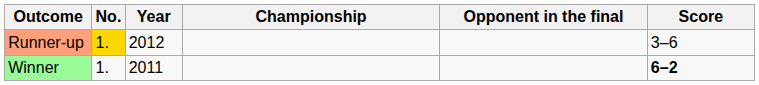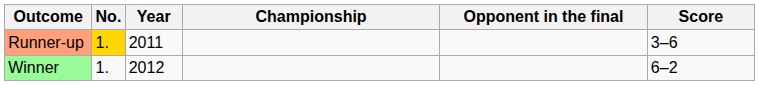(147, 42) 2012 -> (146, 42) 2011
(146, 67) 2011 -> (147, 67) 2012
(664, 67) bold -> (664, 67) normal
